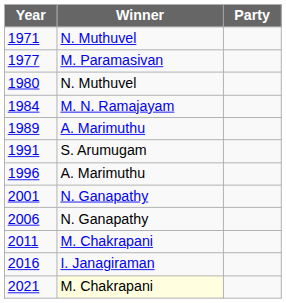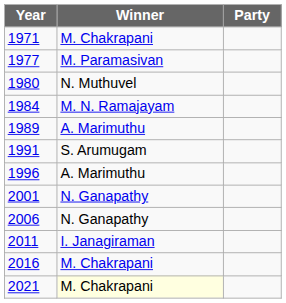(98, 38) N. Muthuvel -> (107, 38) M. Chakrapani
(107, 241) M. Chakrapani -> (107, 241) I. Janagiraman
(107, 264) I. Janagiraman -> (107, 264) M. Chakrapani
